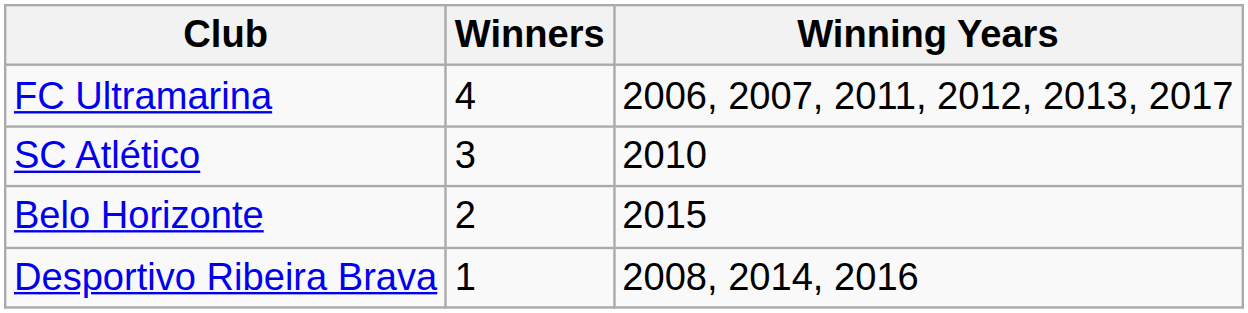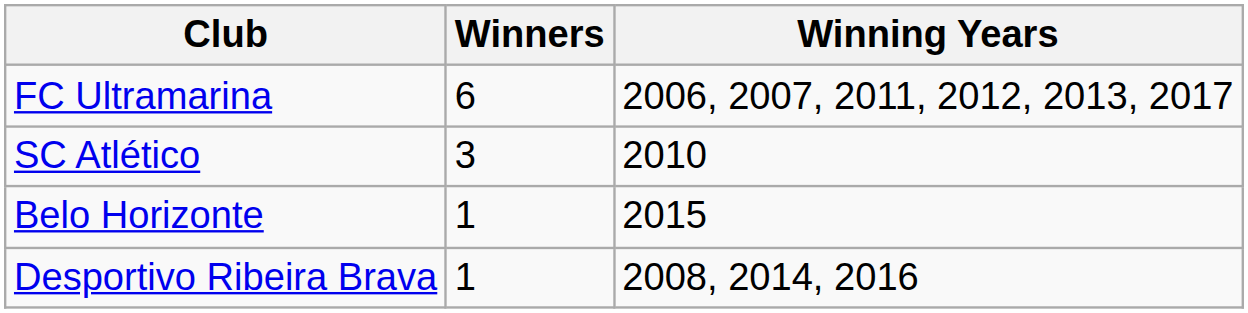(465, 95) 4 -> (465, 95) 6
(465, 215) 2 -> (465, 215) 1
